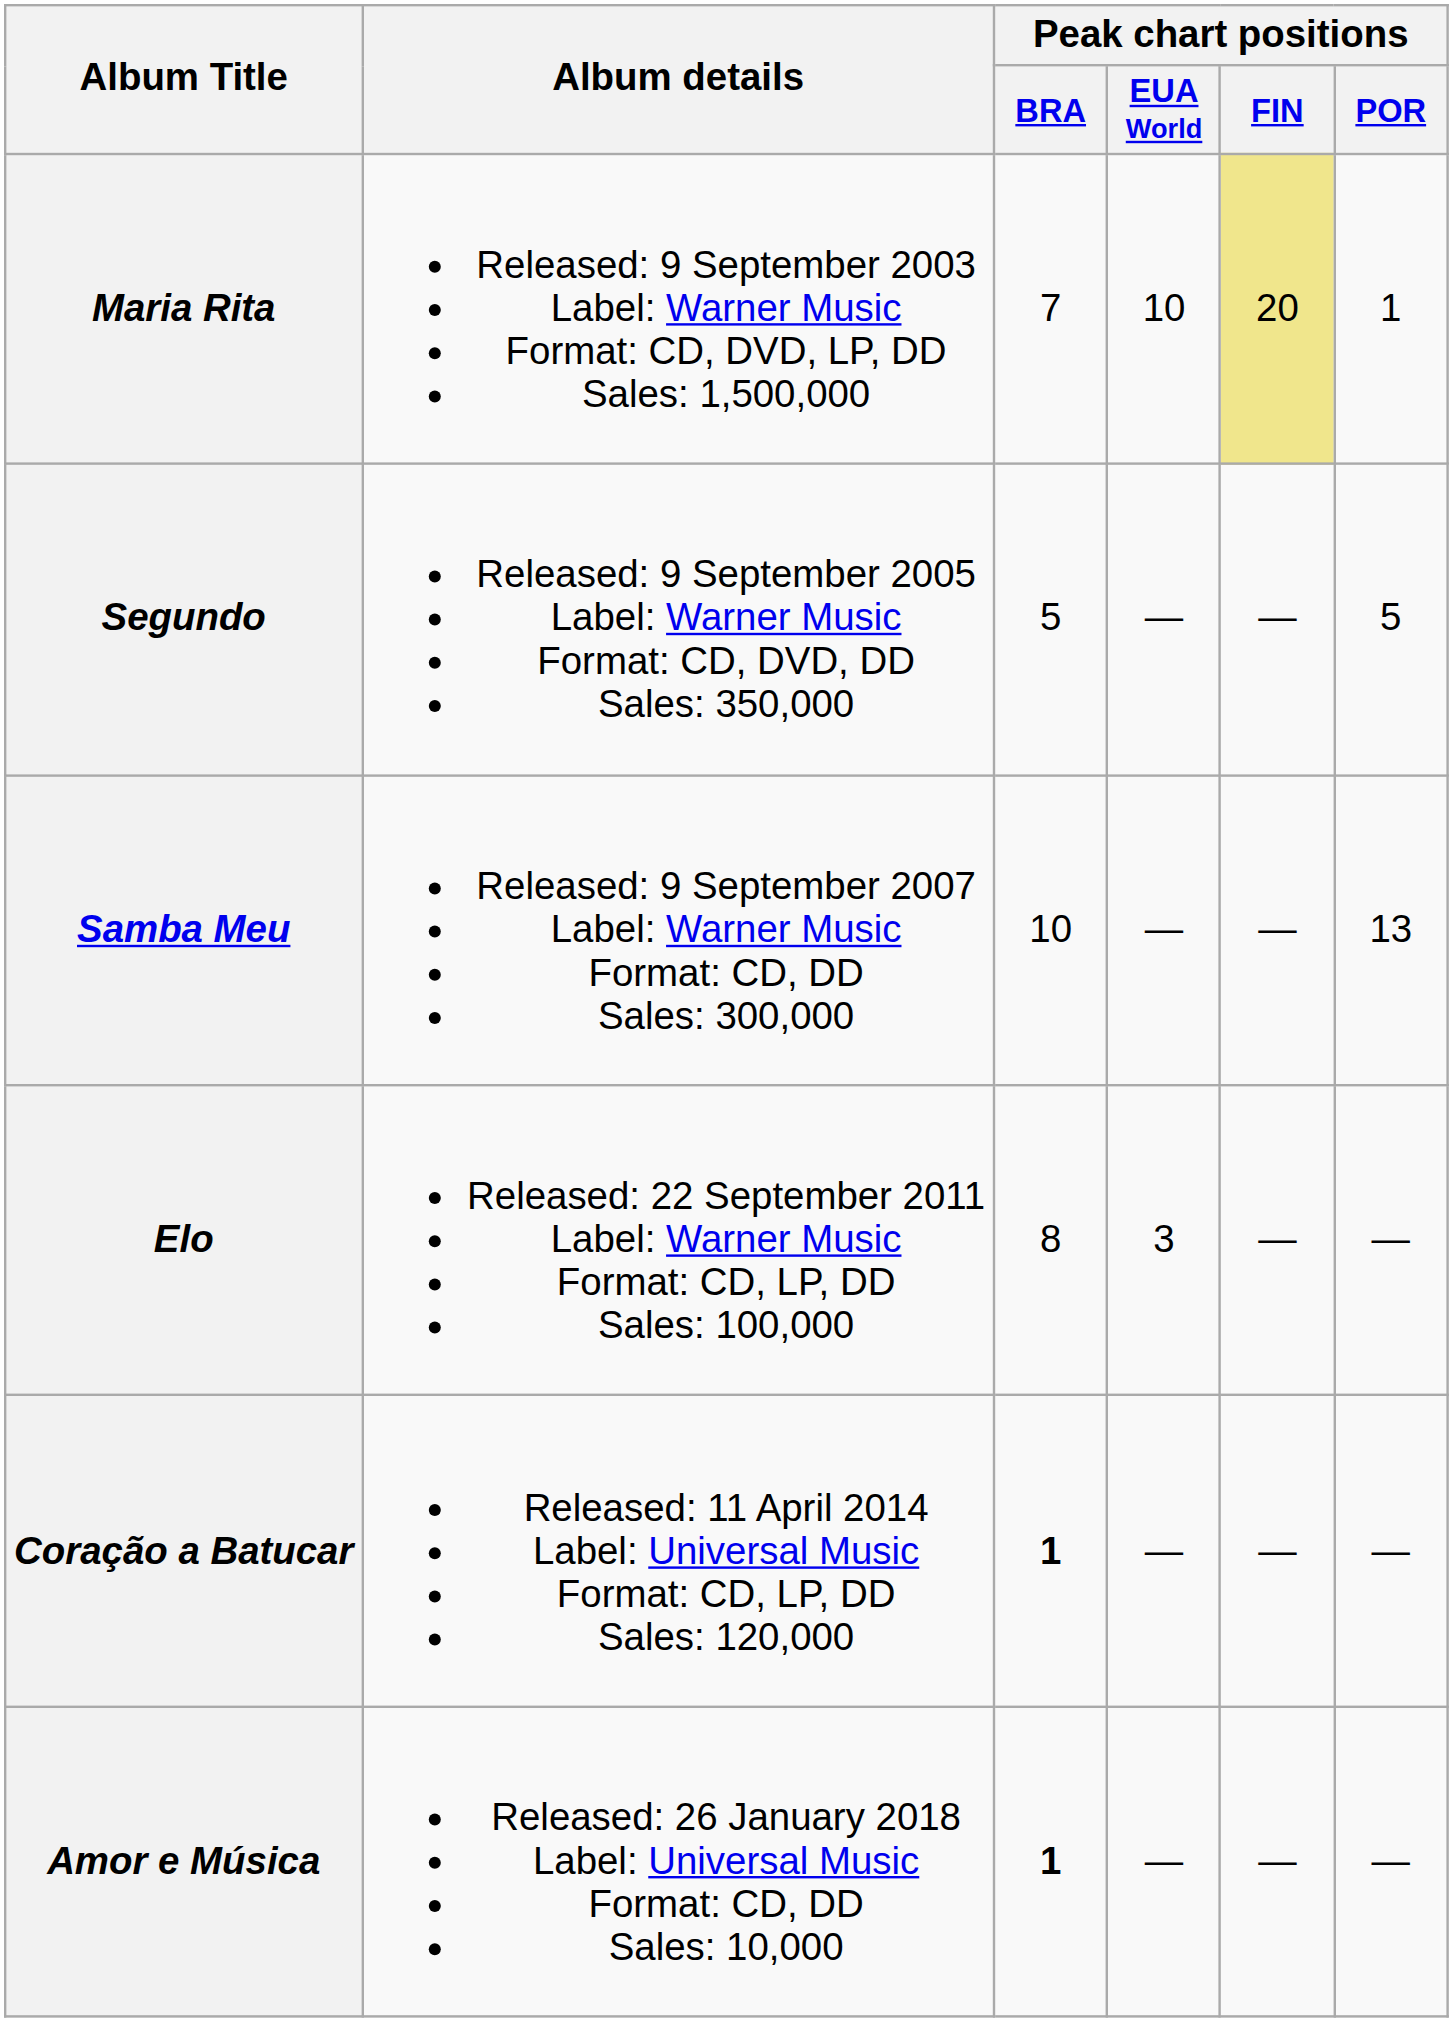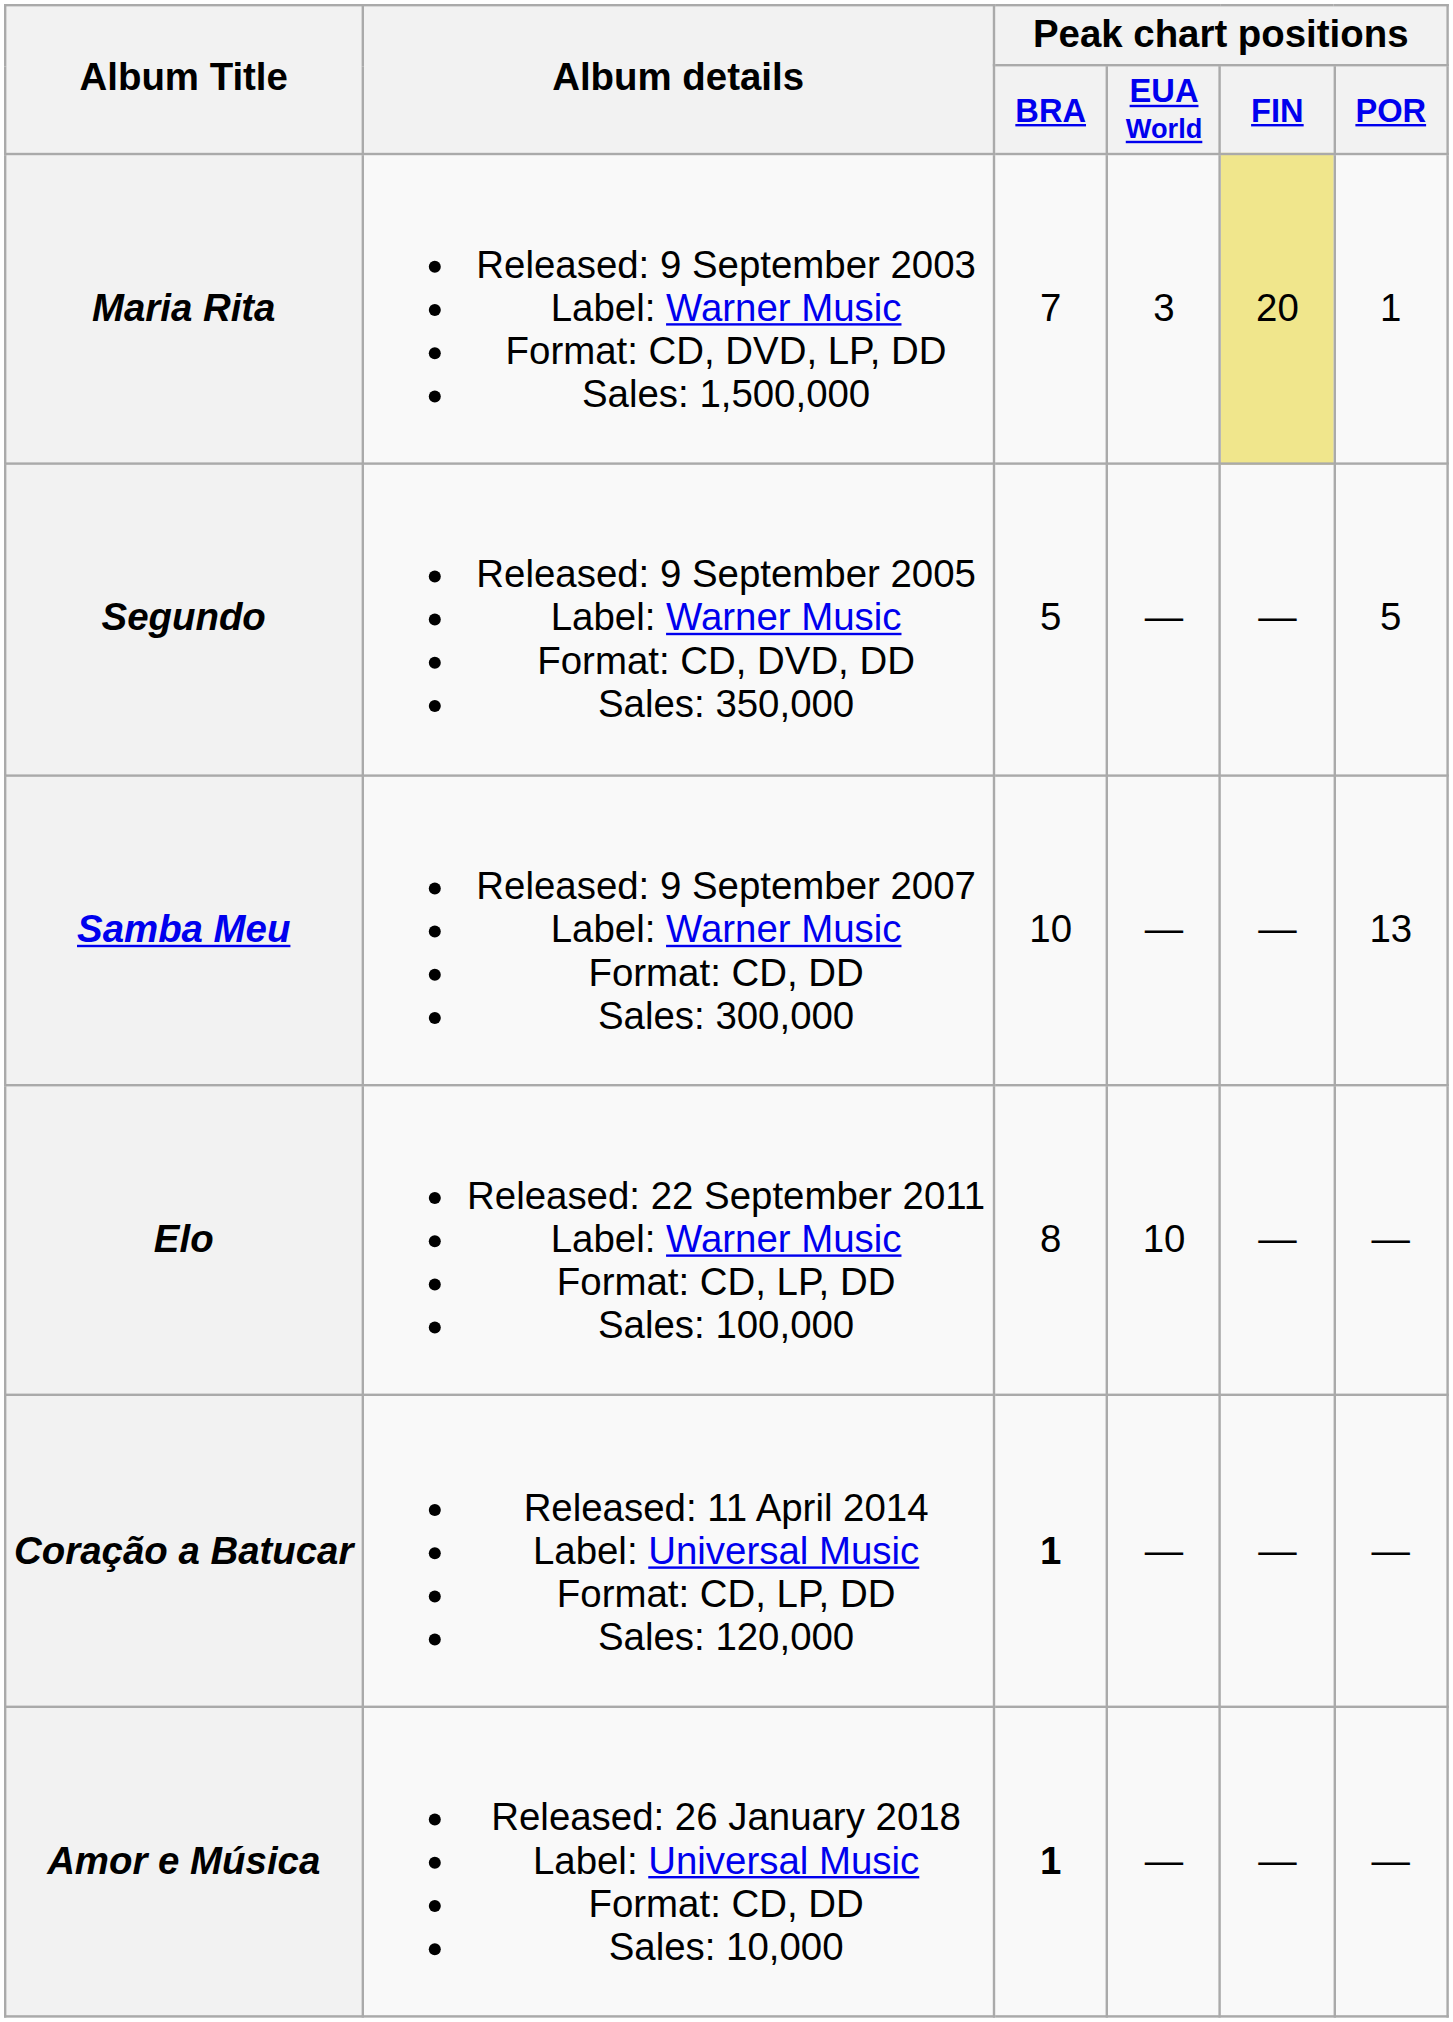(1164, 308) 10 -> (1164, 308) 3
(1164, 1239) 3 -> (1164, 1239) 10
